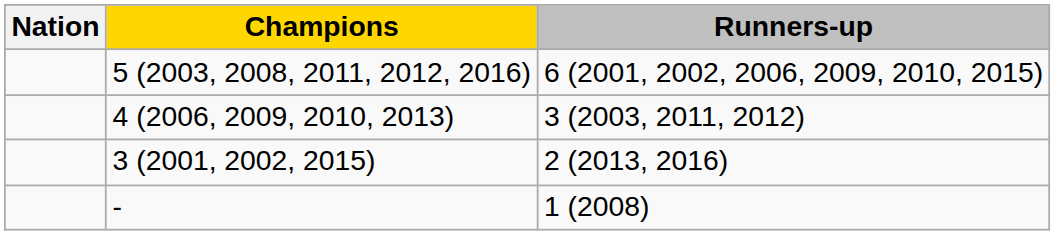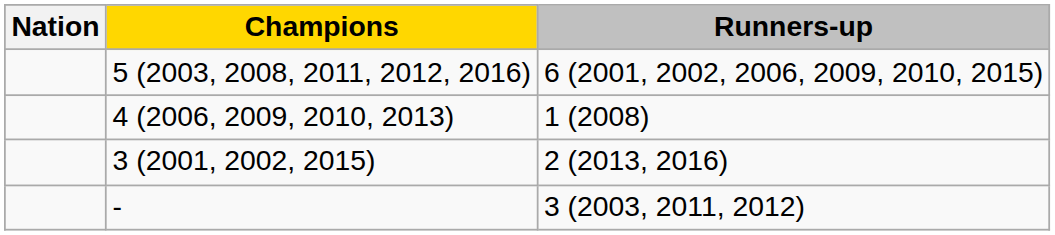(674, 116) 3 (2003, 2011, 2012) -> (597, 116) 1 (2008)
(597, 206) 1 (2008) -> (674, 206) 3 (2003, 2011, 2012)
